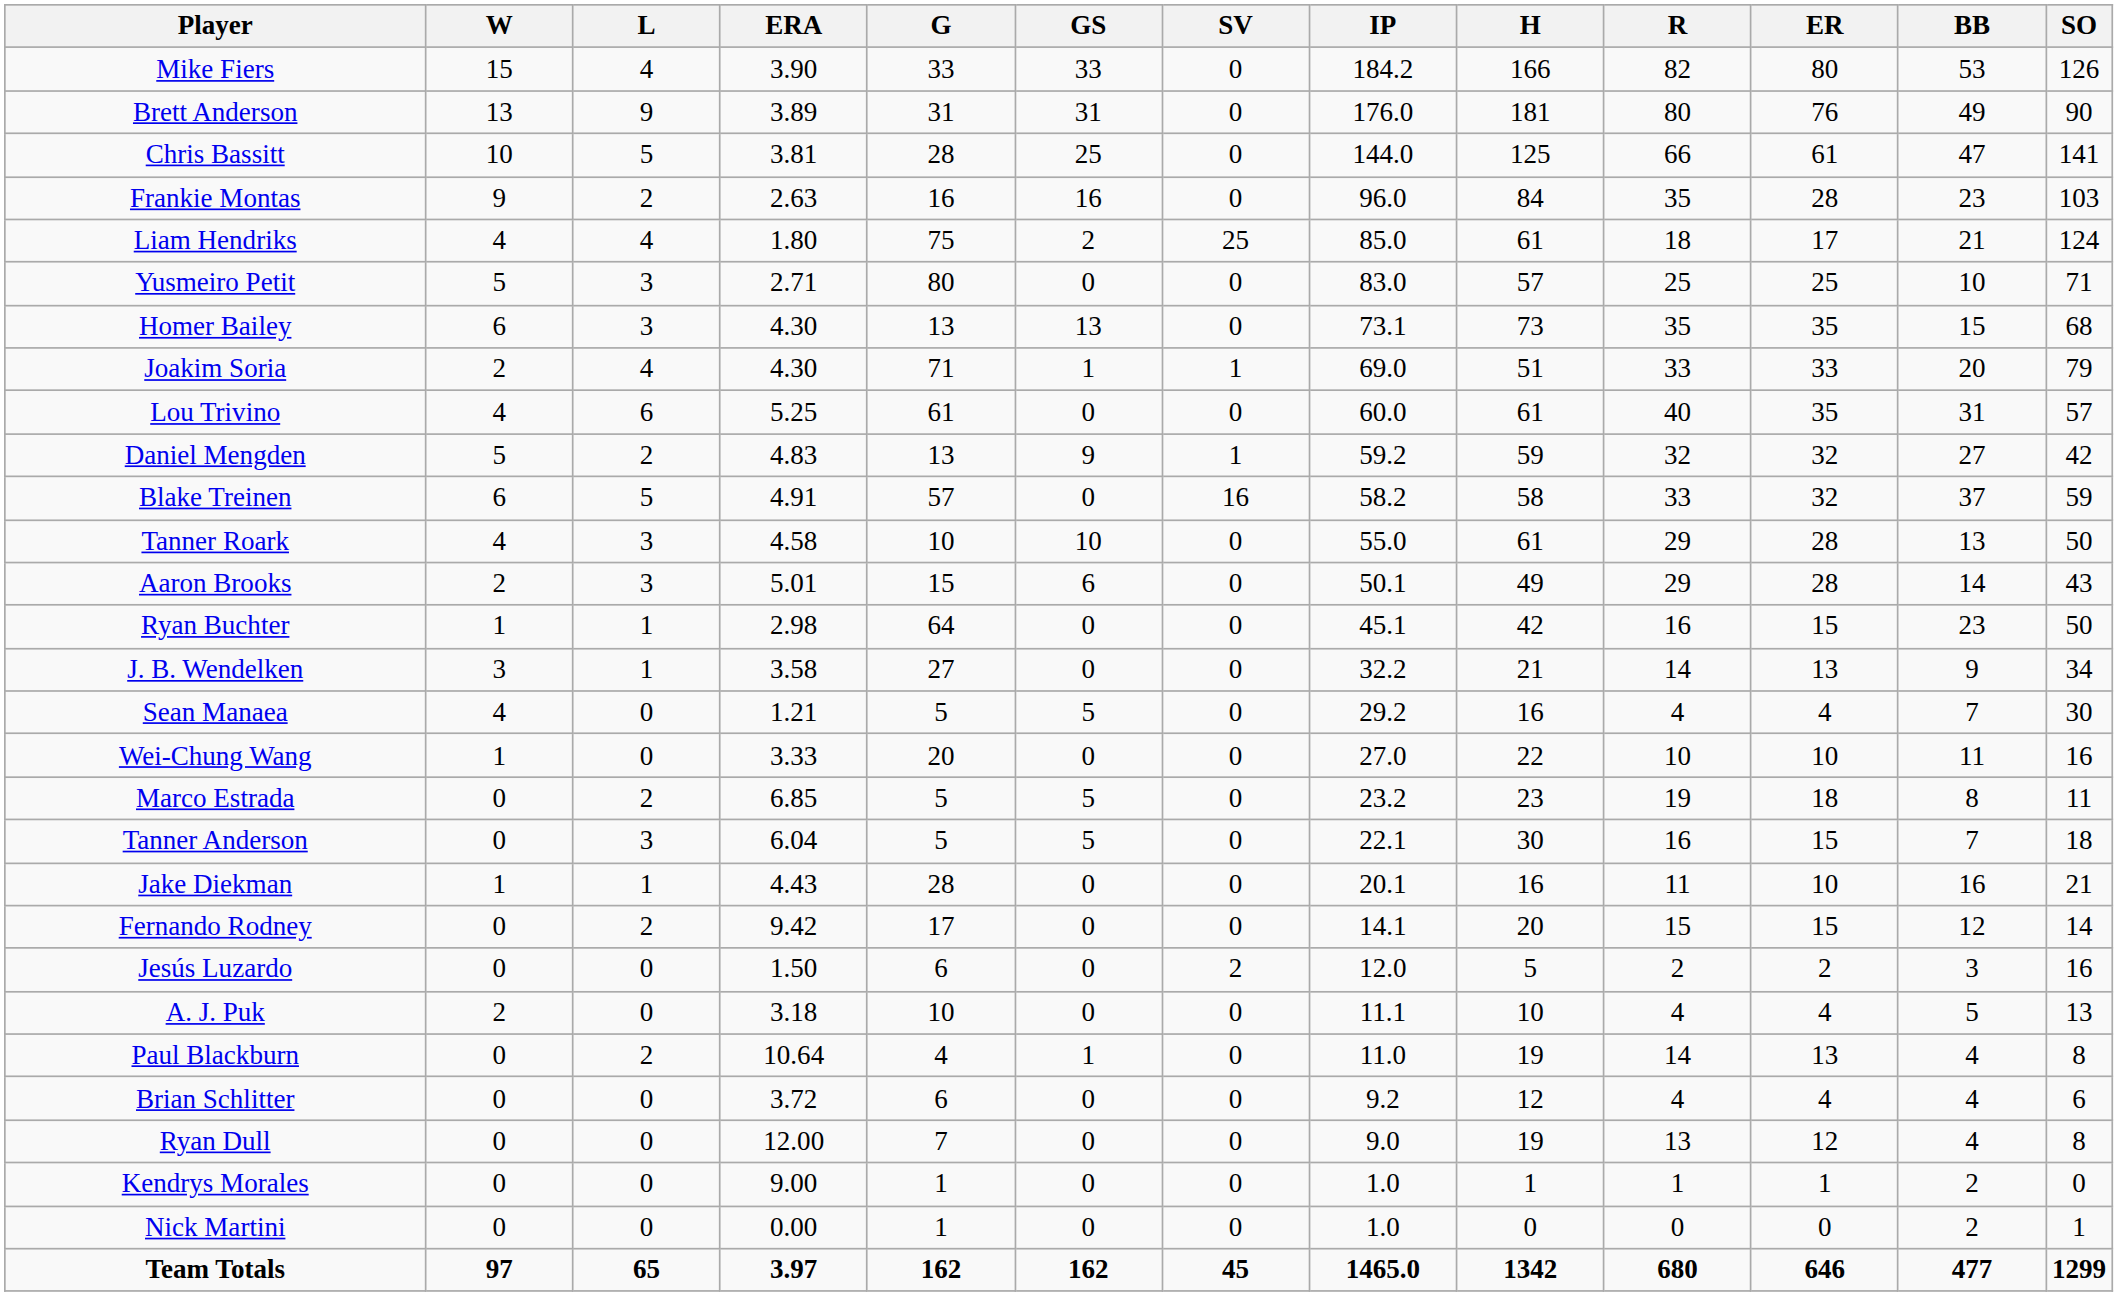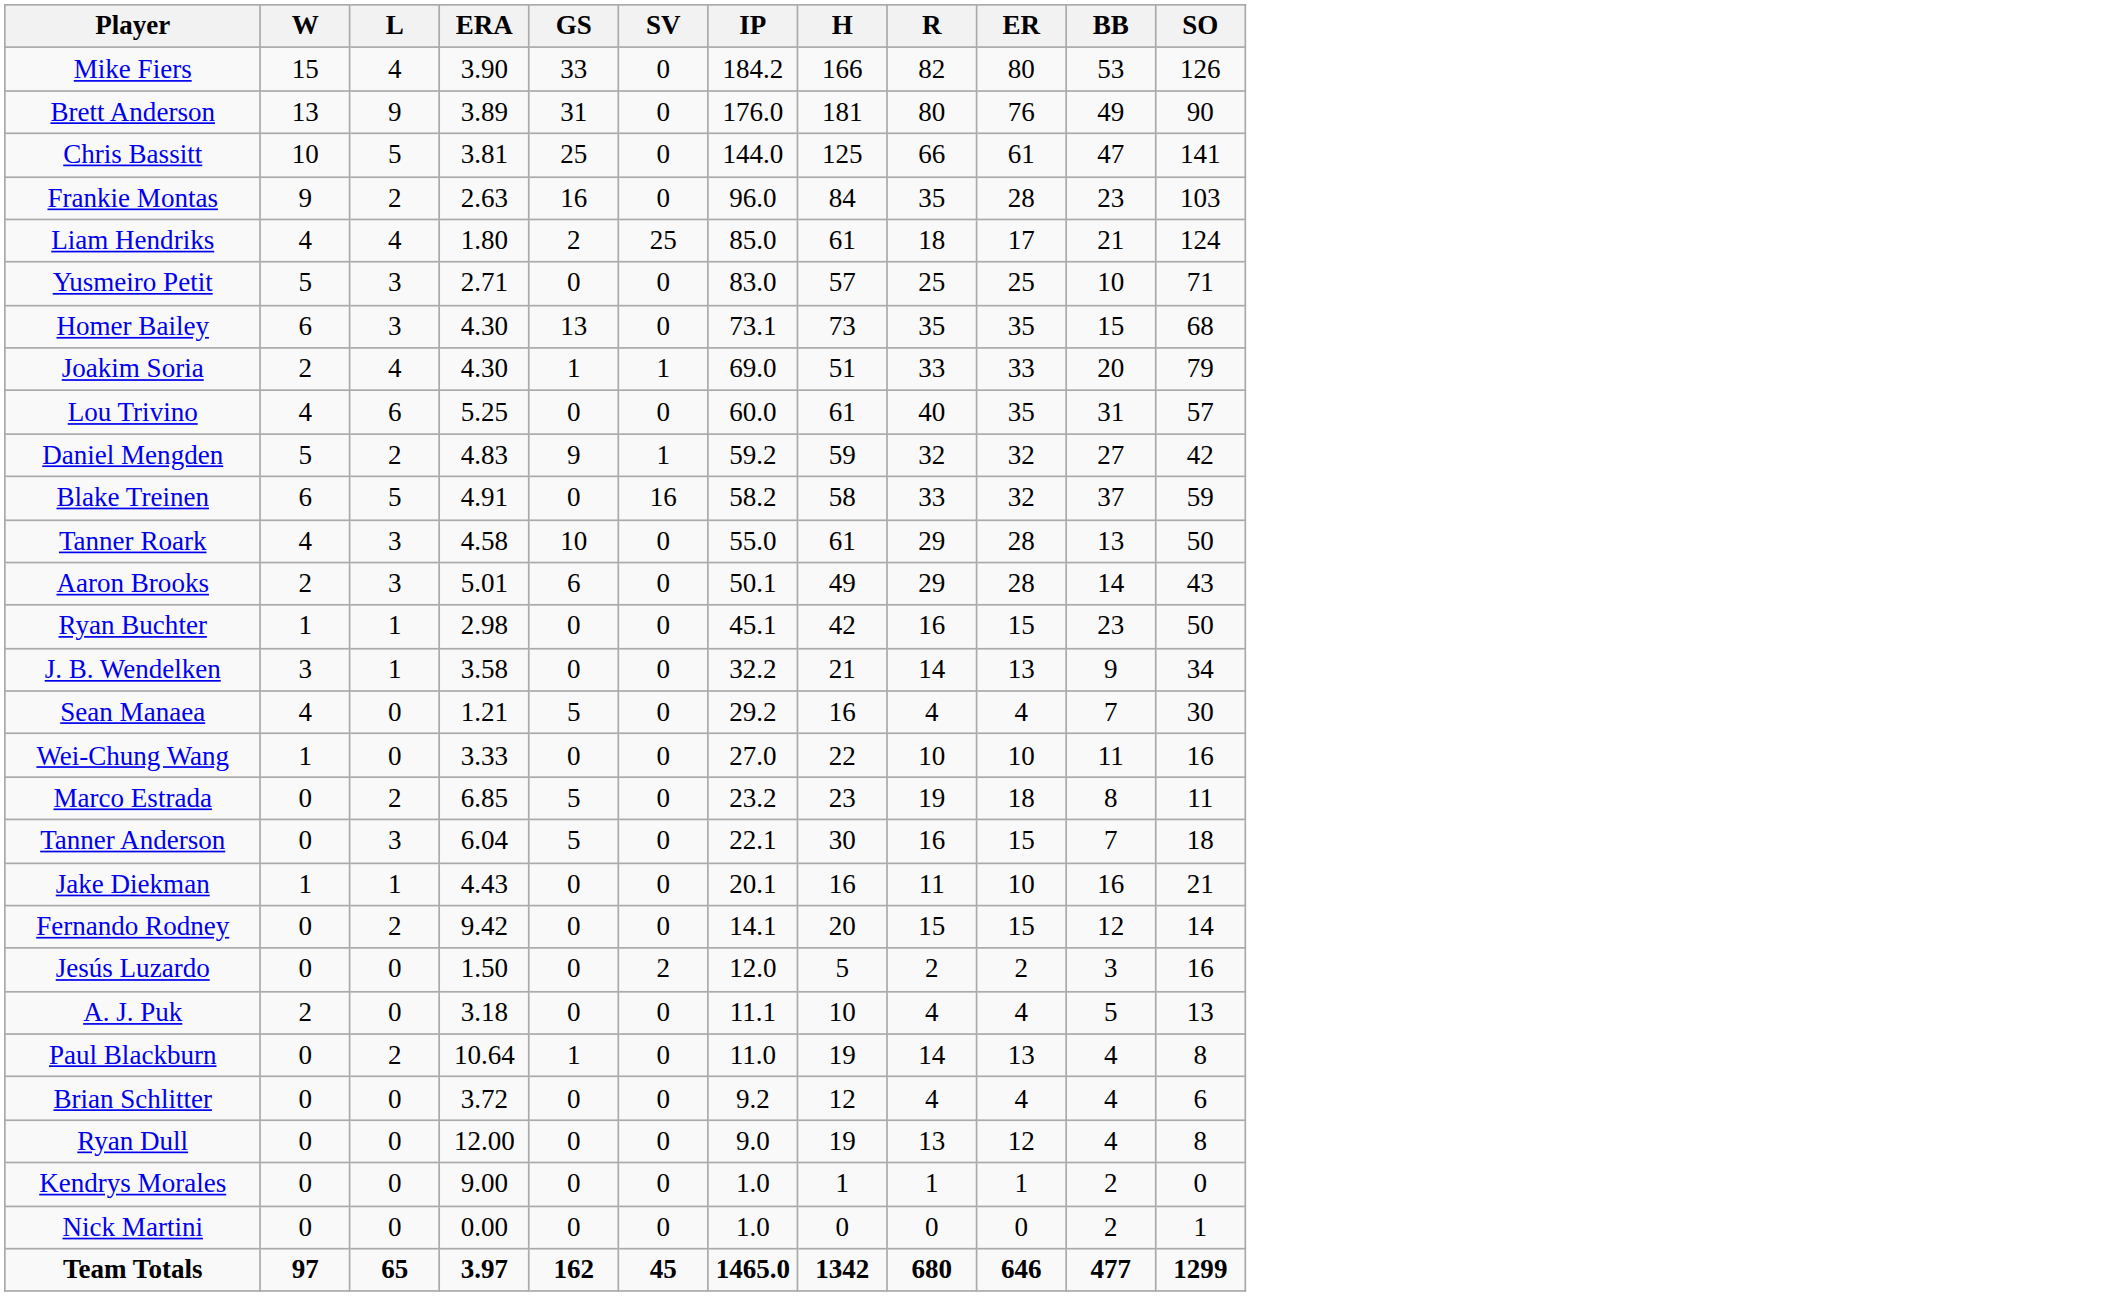- column: (941, 25)
